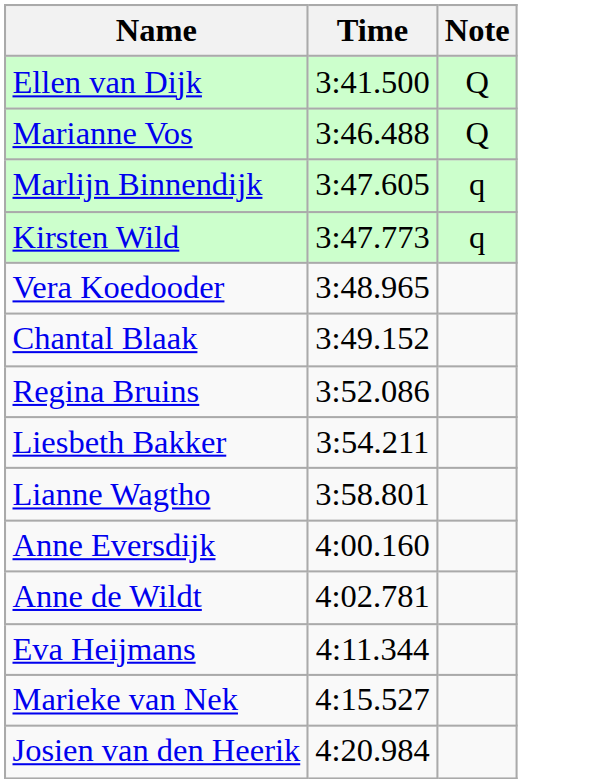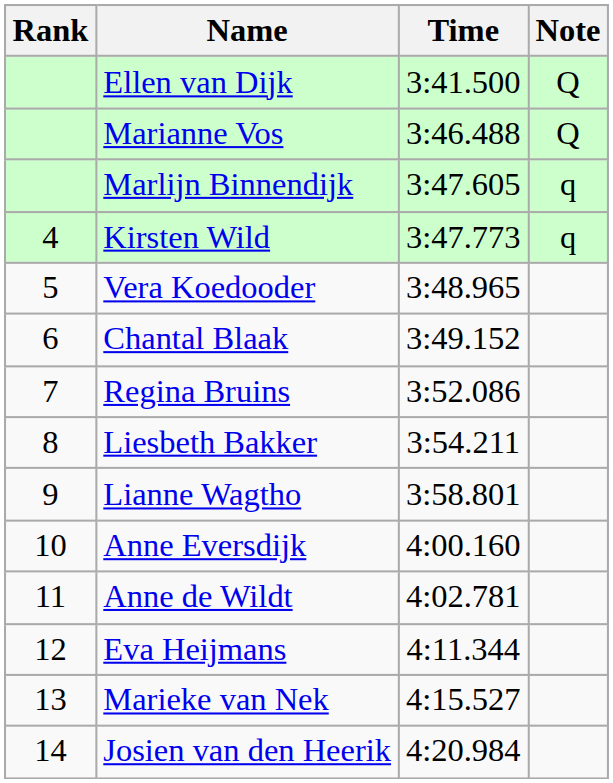+ column: (50, 30)
